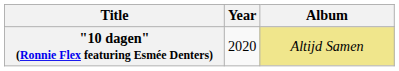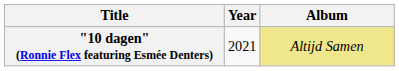(242, 46) 2020 -> (242, 46) 2021
